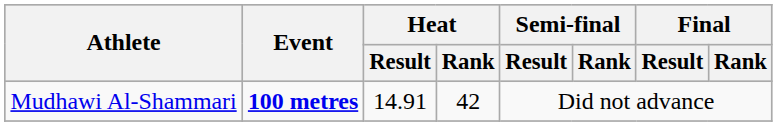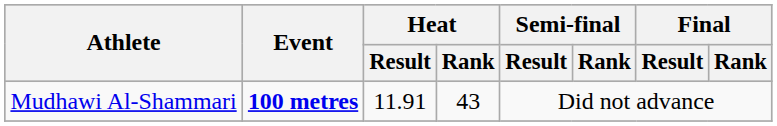(400, 101) 14.91 -> (400, 101) 11.91
(468, 101) 42 -> (468, 101) 43
